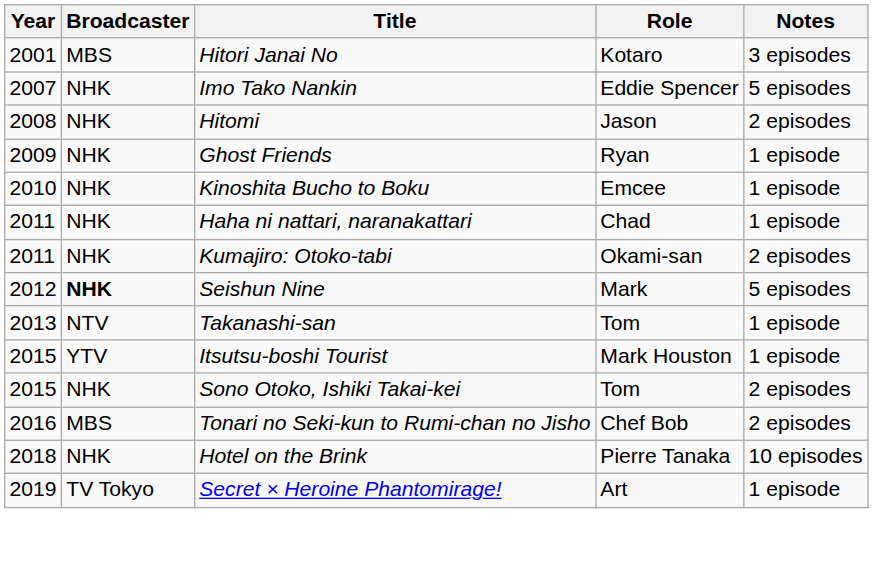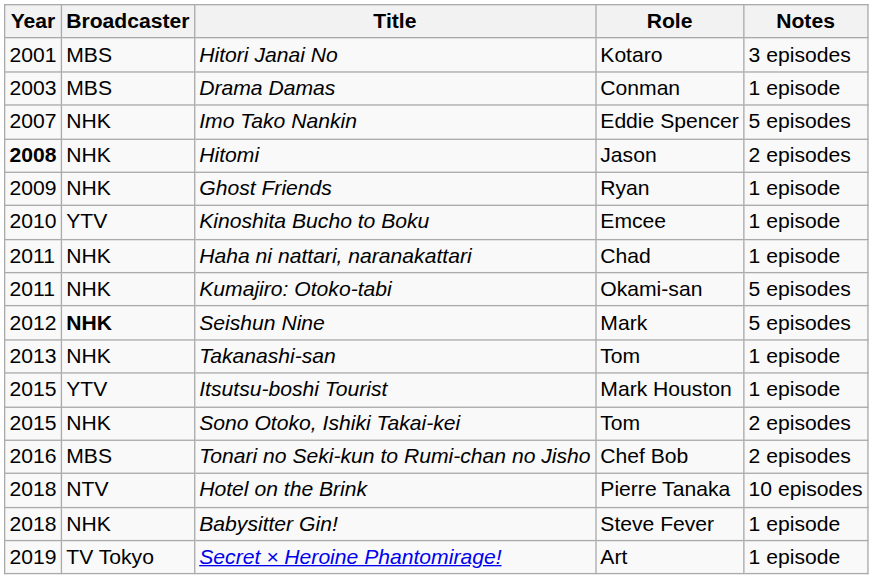+ row: (267, 88)
(33, 121) normal -> (33, 155) bold
(89, 188) NHK -> (87, 222) YTV
(800, 255) 2 episodes -> (800, 289) 5 episodes
(87, 322) NTV -> (89, 356) NHK
(89, 456) NHK -> (87, 490) NTV
+ row: (268, 523)
